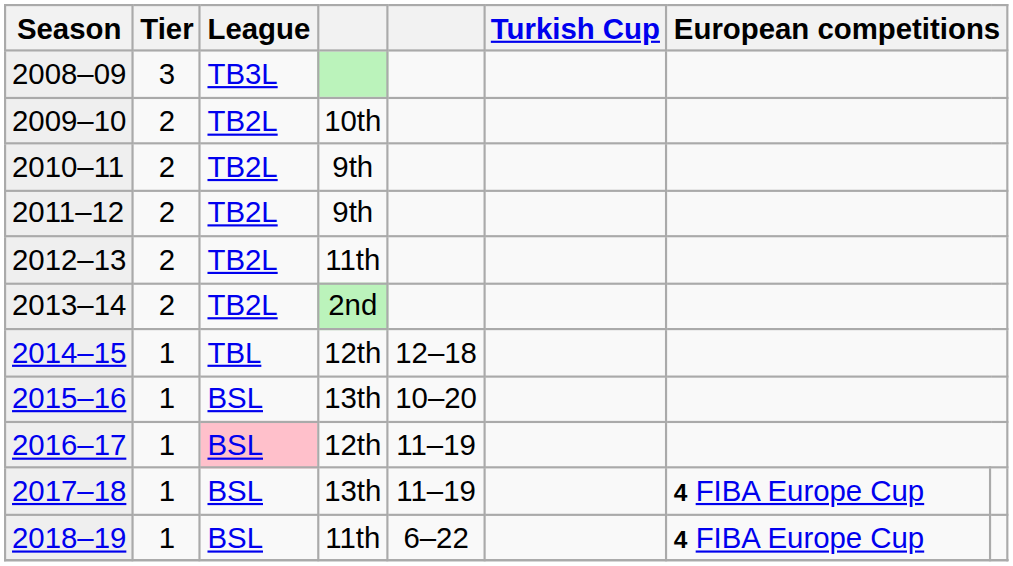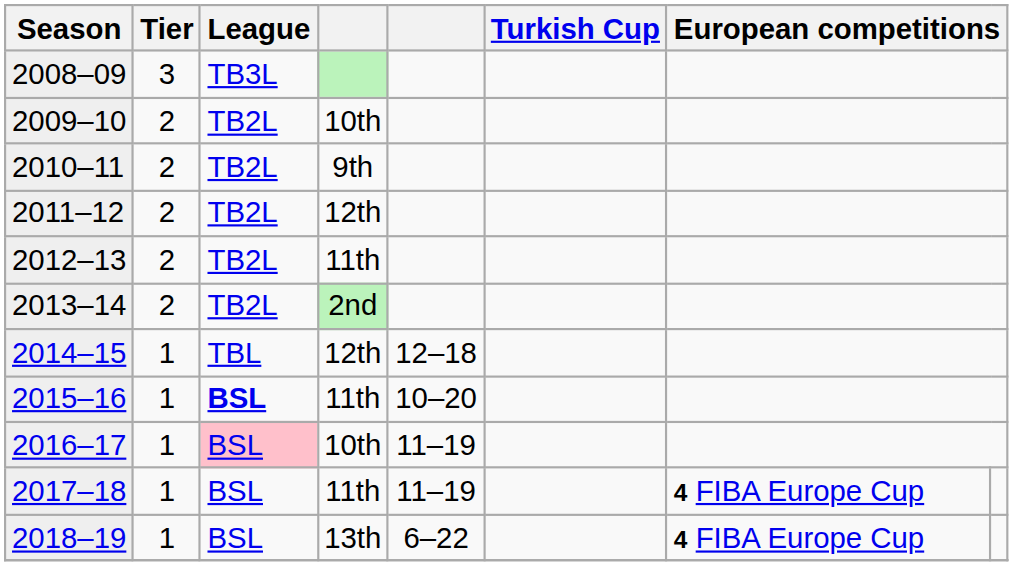(353, 213) 9th -> (353, 213) 12th
(235, 398) normal -> (237, 398) bold
(353, 398) 13th -> (353, 398) 11th
(353, 445) 12th -> (353, 445) 10th
(353, 491) 13th -> (353, 491) 11th
(353, 537) 11th -> (353, 537) 13th
